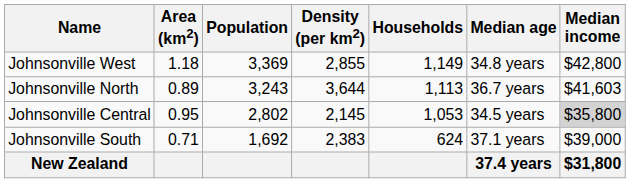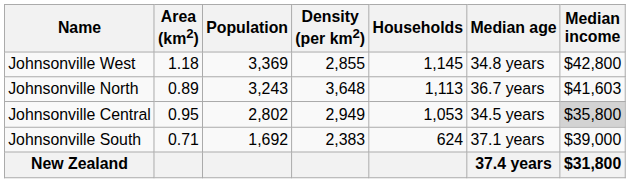(443, 64) 1,149 -> (443, 64) 1,145
(345, 89) 3,644 -> (345, 89) 3,648
(345, 114) 2,145 -> (345, 114) 2,949
